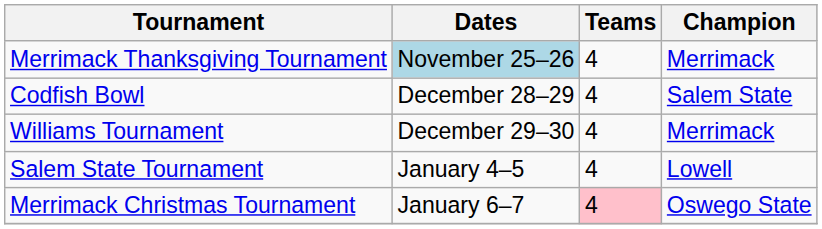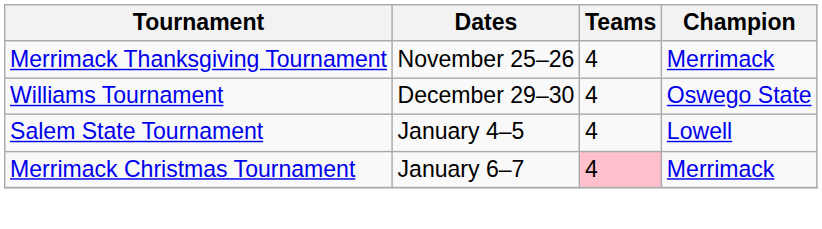(486, 59) lightblue background -> (486, 59) no background
- row: (77, 95)
(721, 132) Merrimack -> (739, 95) Oswego State
(739, 205) Oswego State -> (721, 168) Merrimack
